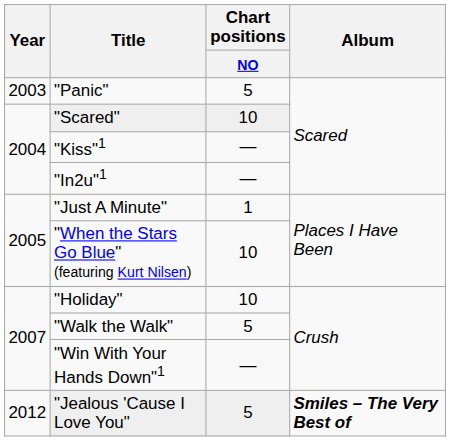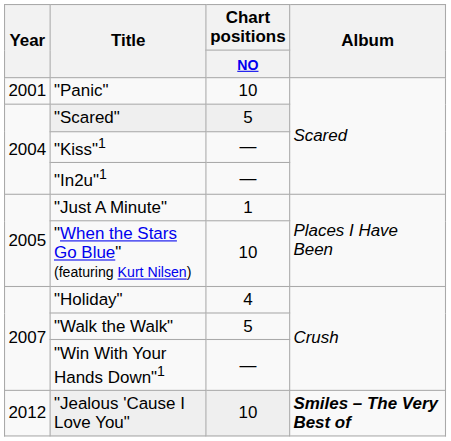(27, 90) 2003 -> (27, 90) 2001
(248, 90) 5 -> (248, 90) 10
(248, 117) 10 -> (248, 117) 5
(248, 299) 10 -> (248, 299) 4
(248, 413) 5 -> (248, 413) 10
